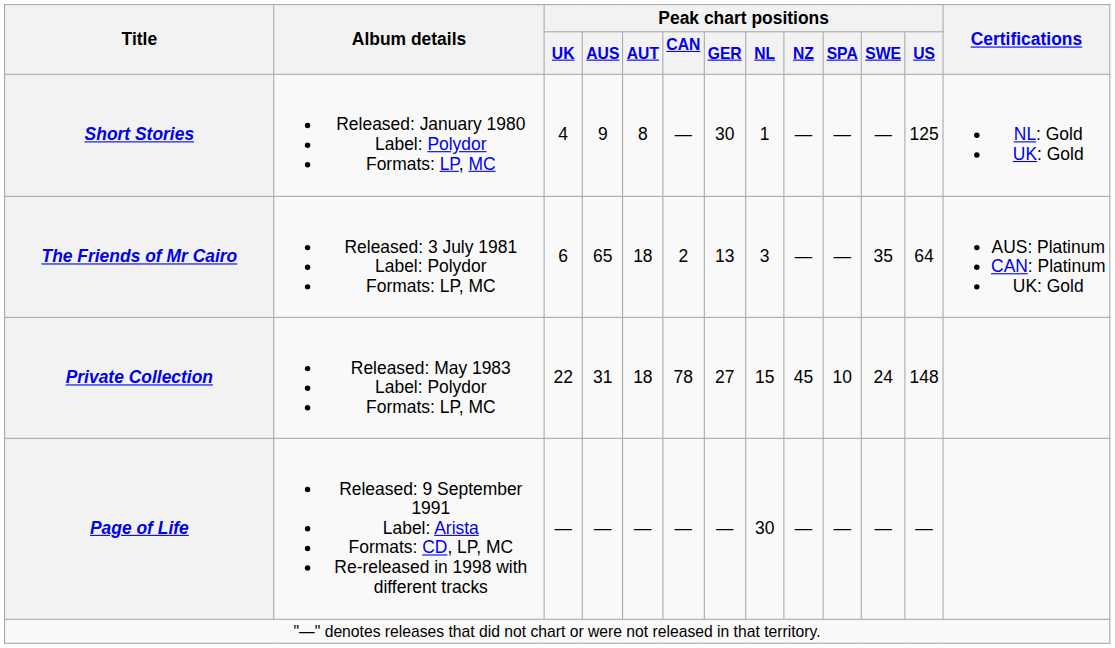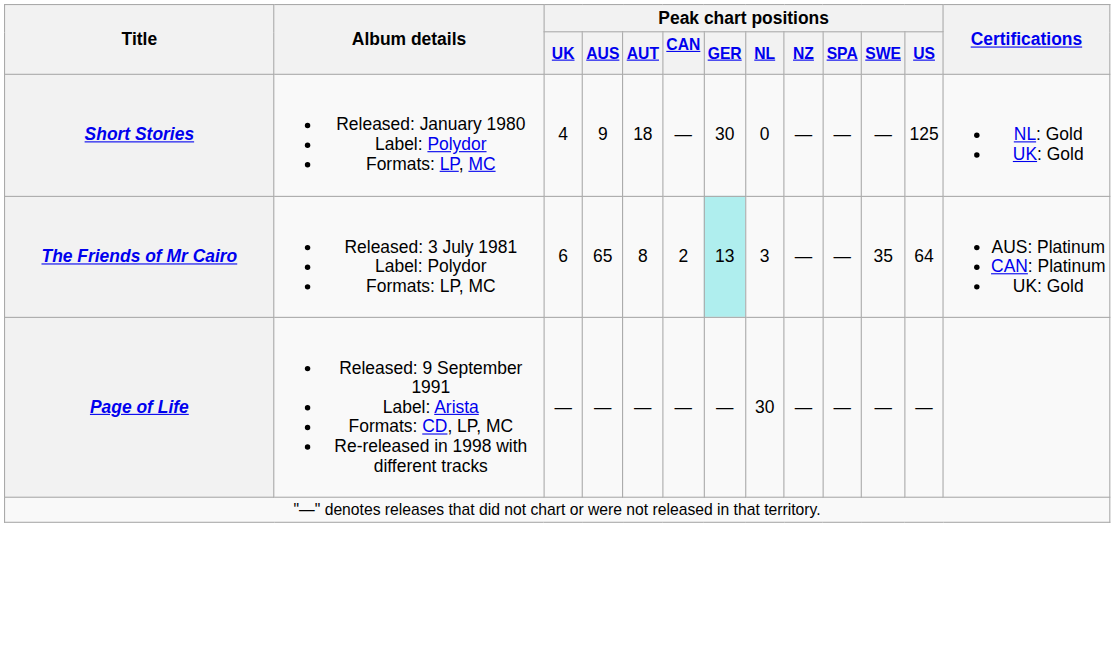(643, 135) 8 -> (643, 135) 18
(765, 135) 1 -> (765, 135) 0
(643, 256) 18 -> (643, 256) 8
(725, 256) no background -> (725, 256) paleturquoise background
- row: (139, 377)
